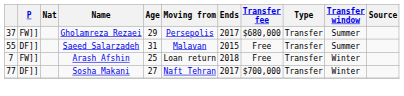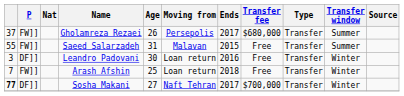(153, 33) 29 -> (153, 33) 26
(29, 46) DF]] -> (29, 46) FW]]
+ row: (101, 59)
(11, 72) normal -> (11, 85) bold
